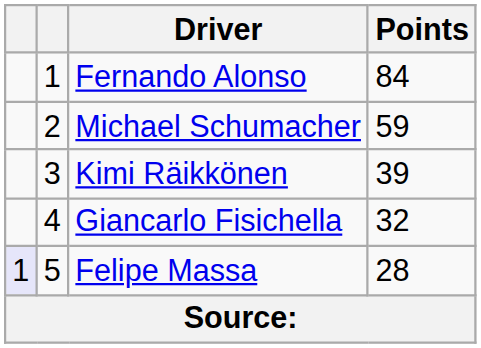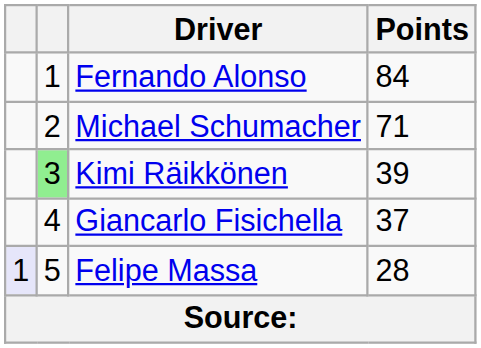(392, 125) 59 -> (392, 125) 71
(52, 174) no background -> (52, 174) lightgreen background
(392, 222) 32 -> (392, 222) 37
